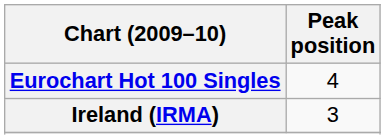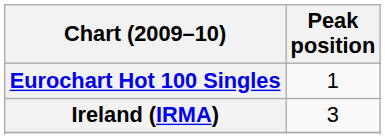(333, 80) 4 -> (333, 80) 1
